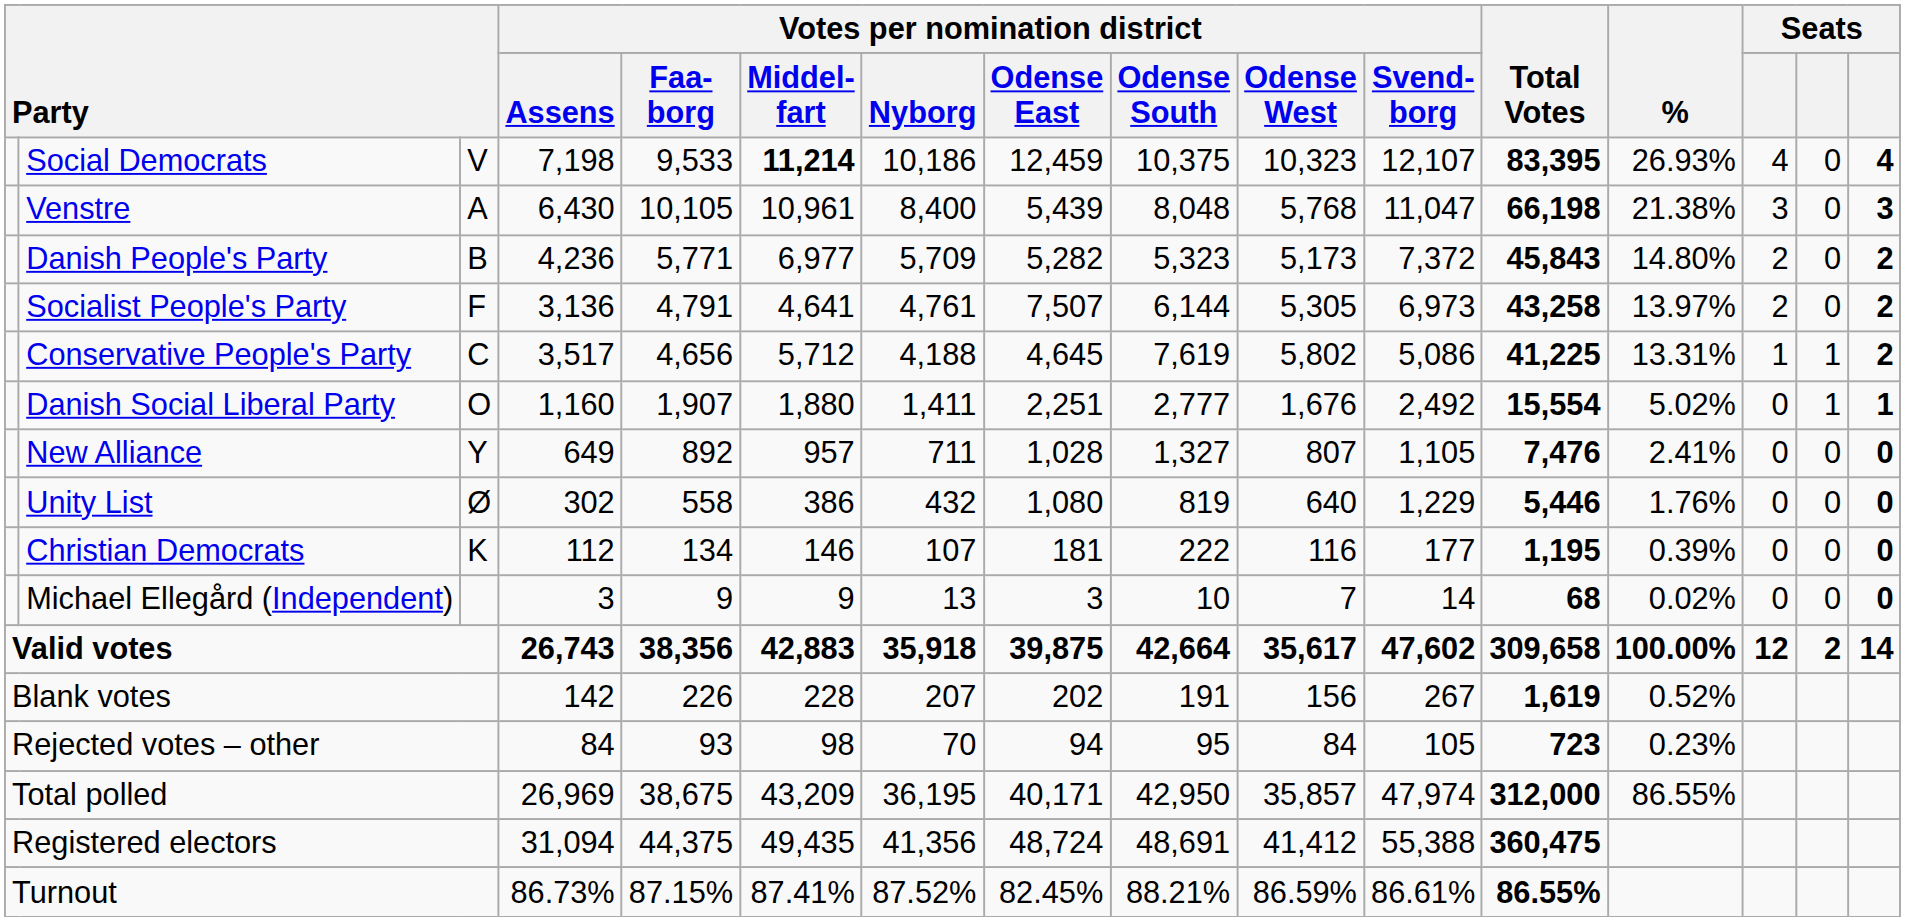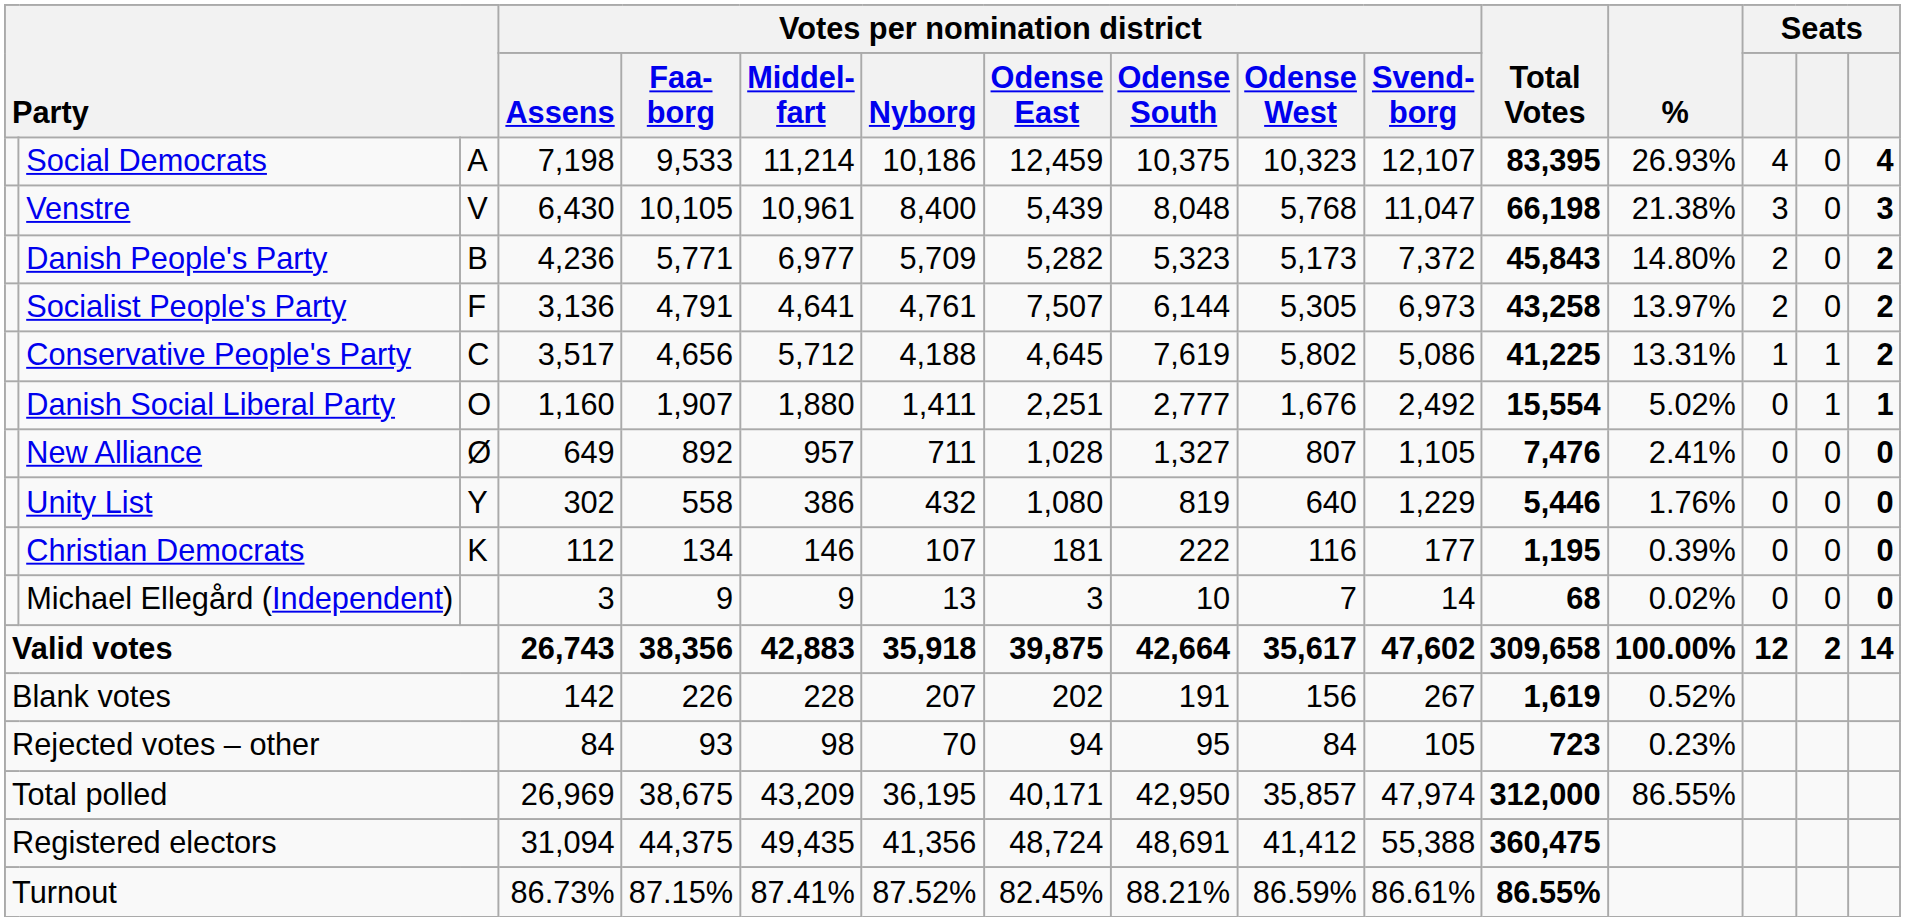(478, 160) V -> (478, 160) A
(809, 160) bold -> (809, 160) normal
(478, 209) A -> (478, 209) V
(478, 453) Y -> (479, 453) Ø
(479, 501) Ø -> (478, 501) Y
